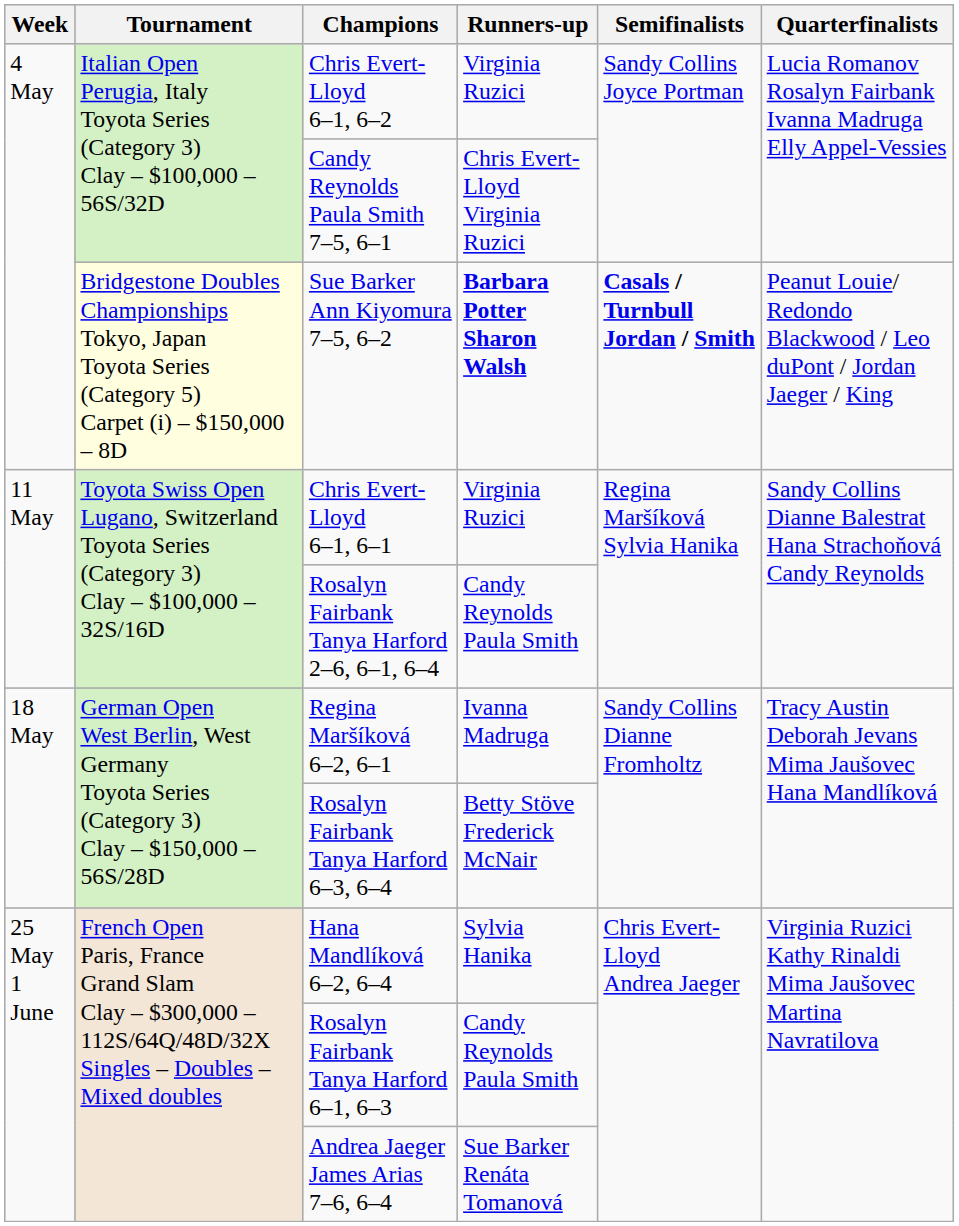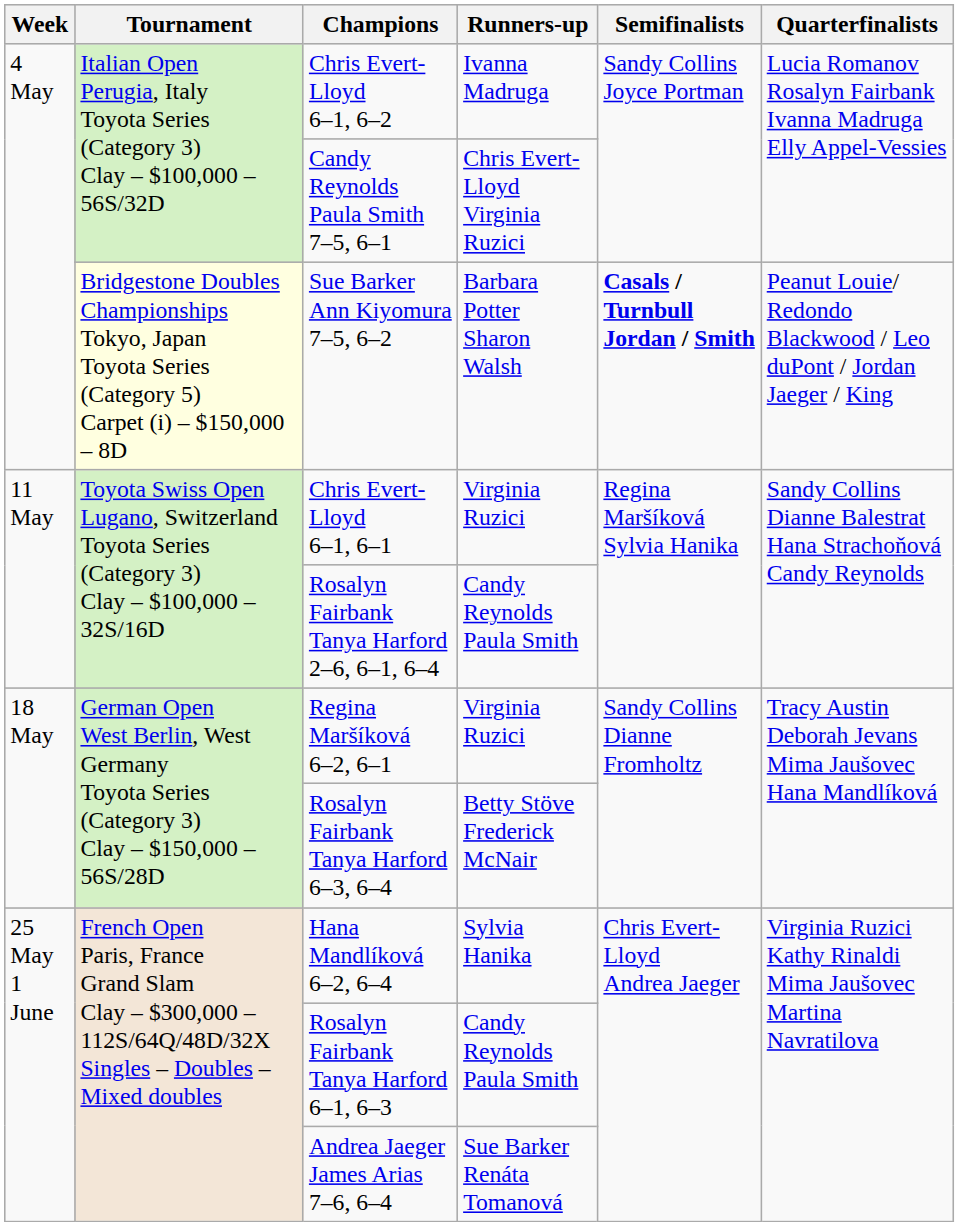(502, 77) Virginia Ruzici -> (506, 77) Ivanna Madruga
(506, 324) bold -> (501, 324) normal
(506, 722) Ivanna Madruga -> (502, 722) Virginia Ruzici
